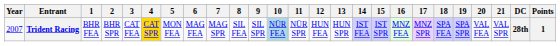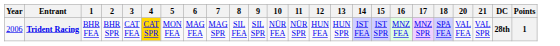- column: (462, 10)
(14, 29) 2007 -> (14, 29) 2006
(278, 29) lightblue background -> (278, 29) no background
